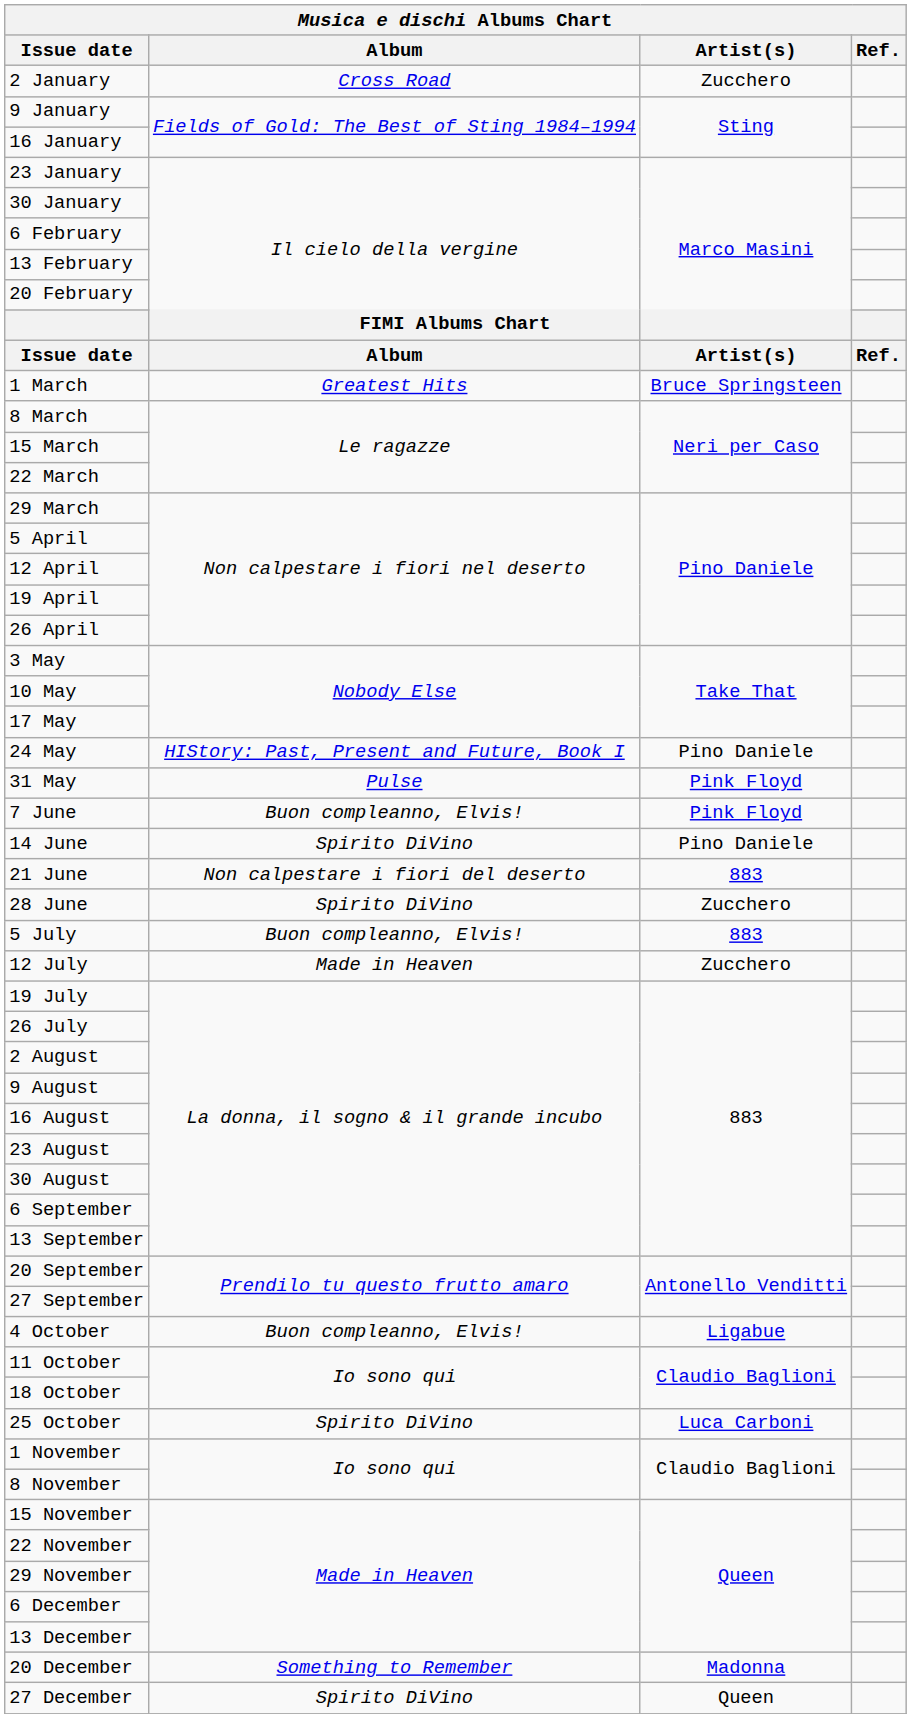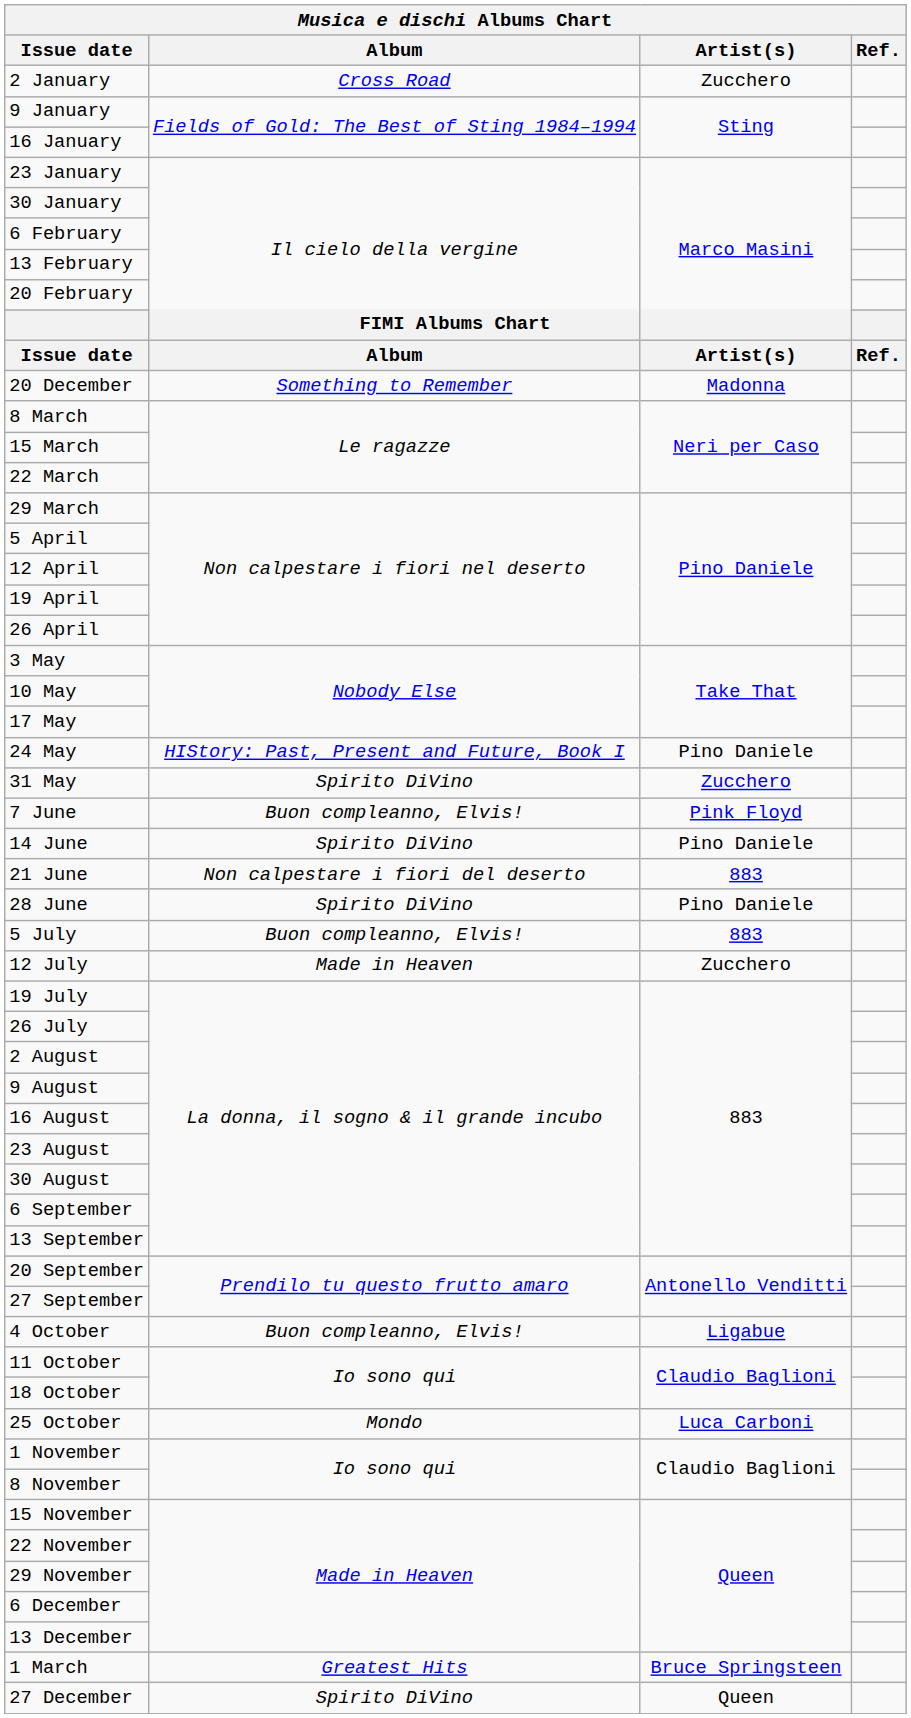rows swapped: (48, 386) <-> (71, 1668)
(394, 783) Pulse -> (394, 783) Spirito DiVino
(746, 783) Pink Floyd -> (746, 783) Zucchero
(746, 905) Zucchero -> (746, 905) Pino Daniele
(394, 1423) Spirito DiVino -> (394, 1423) Mondo
